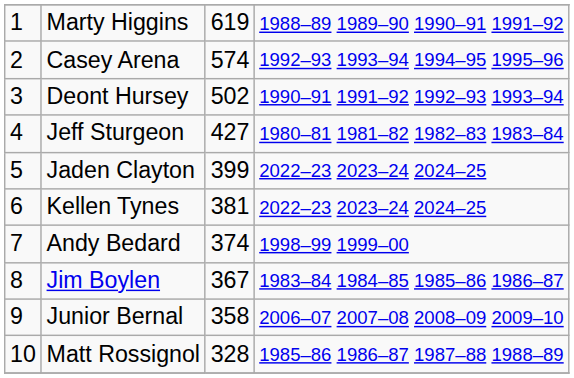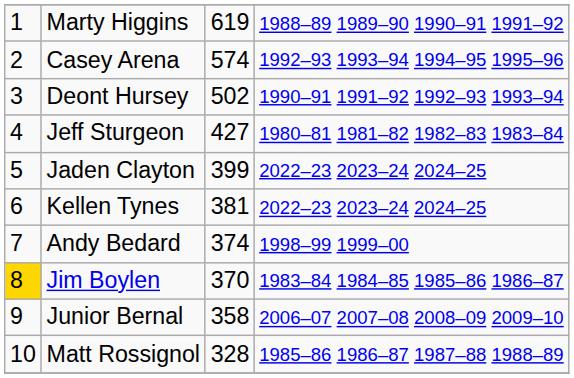(17, 280) no background -> (17, 280) gold background
(230, 280) 367 -> (230, 280) 370
